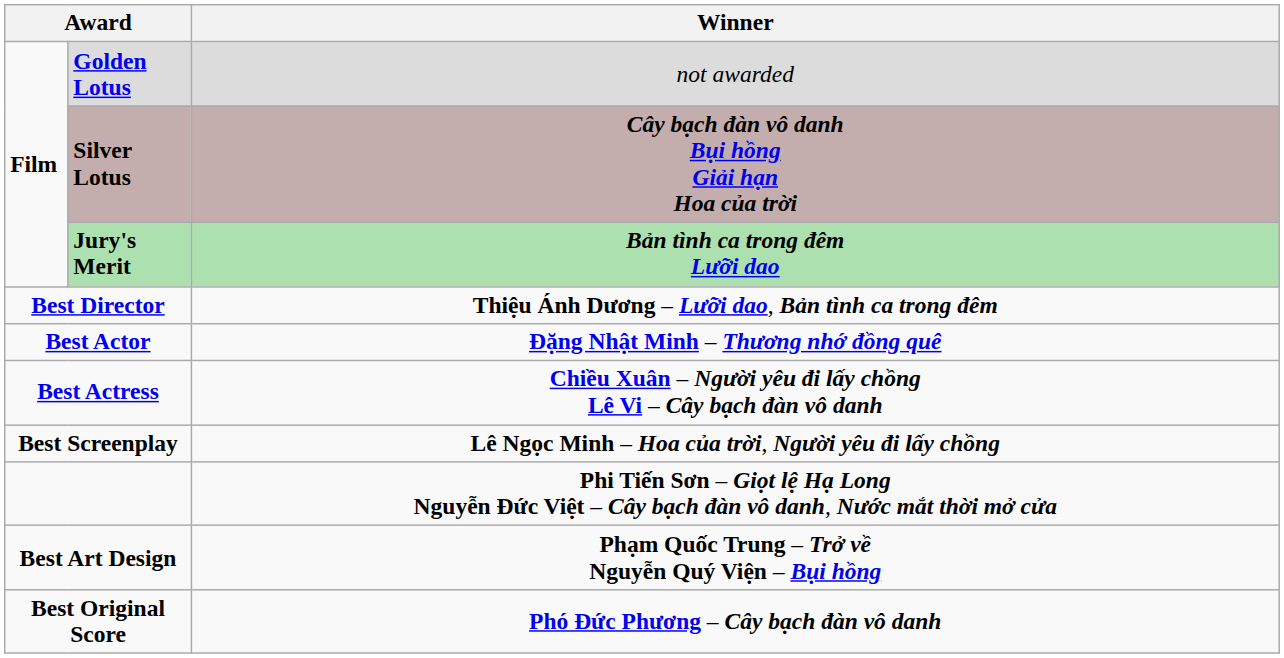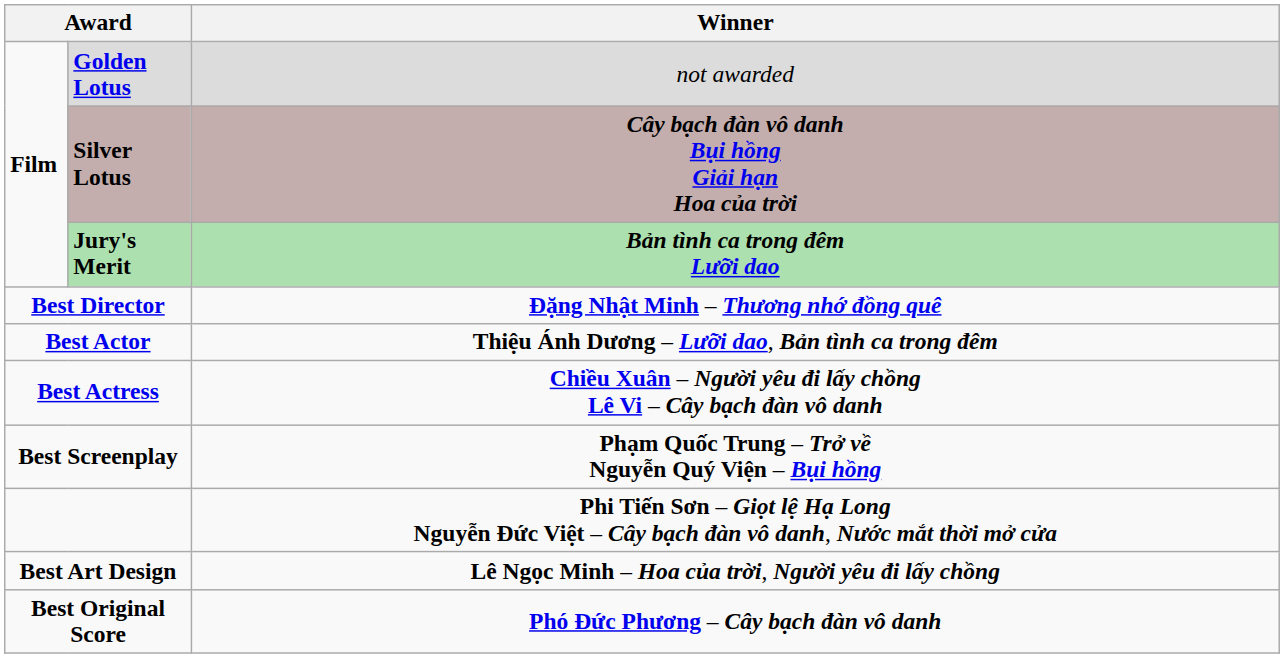(735, 304) Thiệu Ánh Dương – Lưỡi dao, Bản tình ca trong đêm -> (735, 304) Đặng Nhật Minh – Thương nhớ đồng quê
(735, 341) Đặng Nhật Minh – Thương nhớ đồng quê -> (735, 341) Thiệu Ánh Dương – Lưỡi dao, Bản tình ca trong đêm
(735, 443) Lê Ngọc Minh – Hoa của trời, Người yêu đi lấy chồng -> (735, 456) Phạm Quốc Trung – Trở về Nguyễn Quý Viện – Bụi hồng
(735, 557) Phạm Quốc Trung – Trở về Nguyễn Quý Viện – Bụi hồng -> (735, 570) Lê Ngọc Minh – Hoa của trời, Người yêu đi lấy chồng
